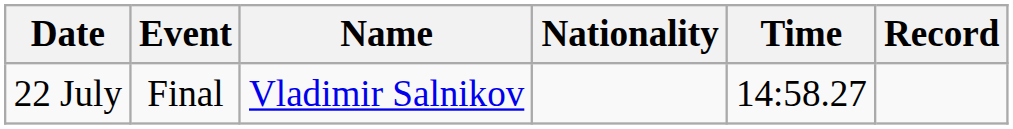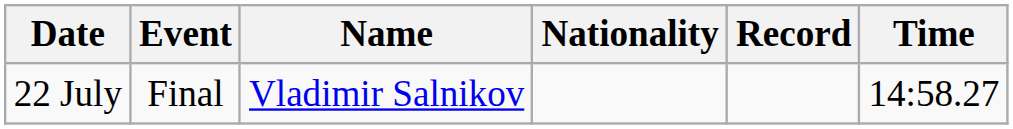columns swapped: (801, 33) <-> (942, 33)
